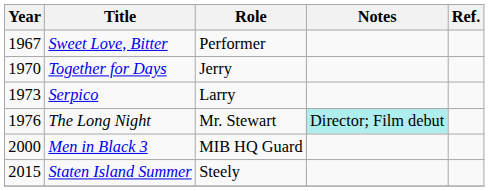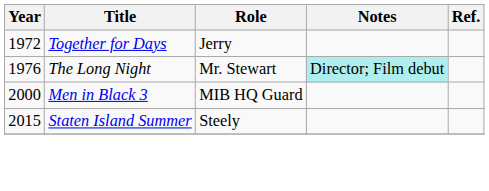- row: (108, 43)
(25, 69) 1970 -> (25, 43) 1972
- row: (73, 95)
